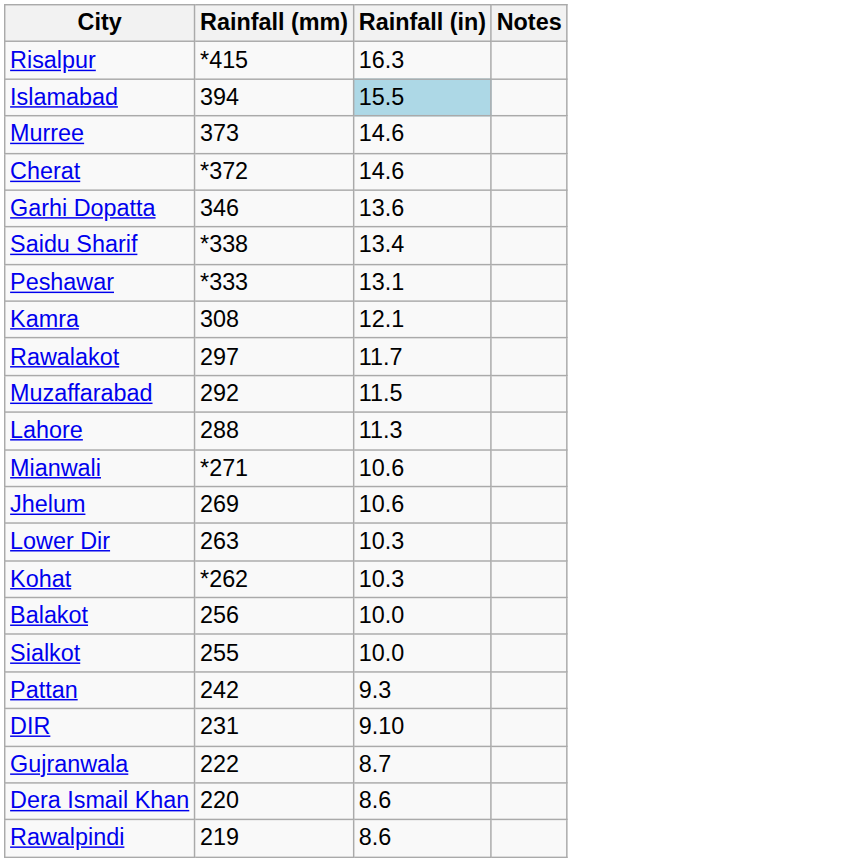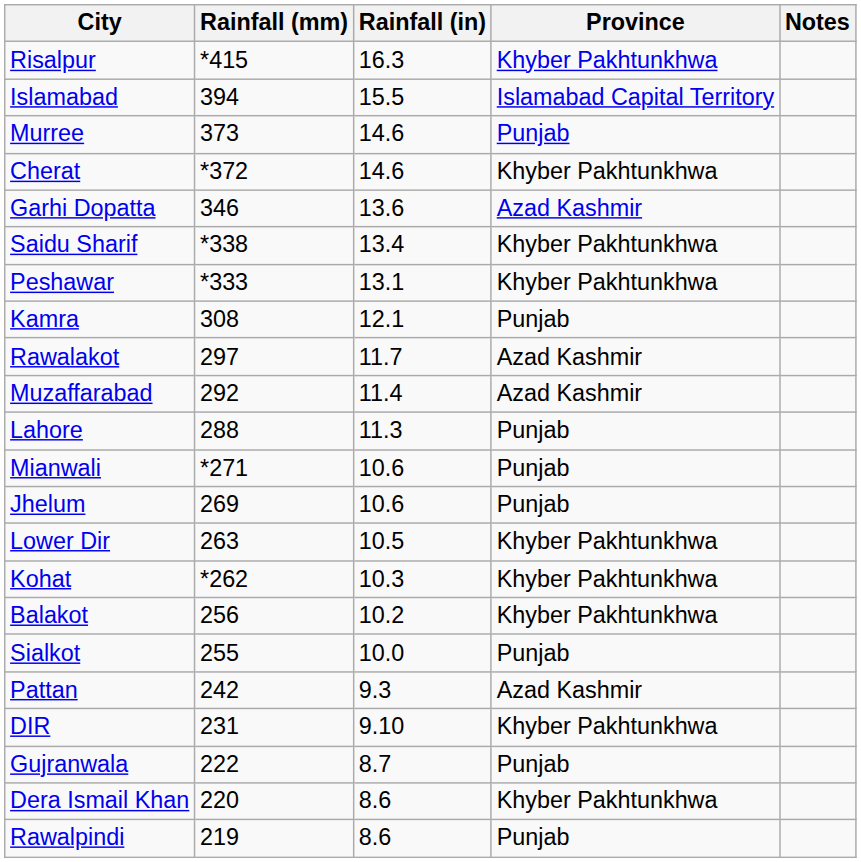+ column: (635, 23)
(382, 97) lightblue background -> (382, 97) no background
(381, 393) 11.5 -> (381, 393) 11.4
(382, 541) 10.3 -> (382, 541) 10.5
(382, 615) 10.0 -> (382, 615) 10.2
